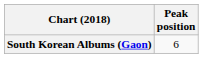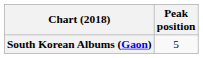(176, 44) 6 -> (176, 44) 5
